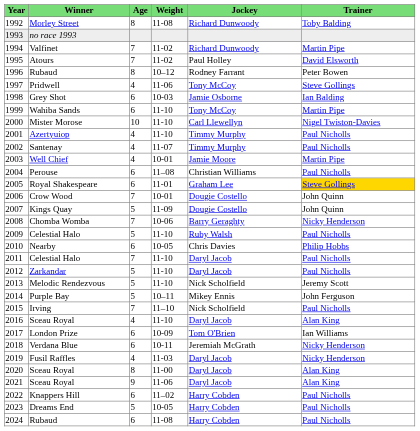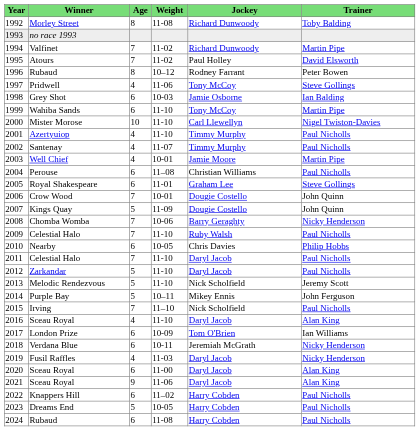(329, 184) gold background -> (329, 184) no background
(133, 233) 5 -> (133, 233) 7
(133, 370) 8 -> (133, 370) 6
